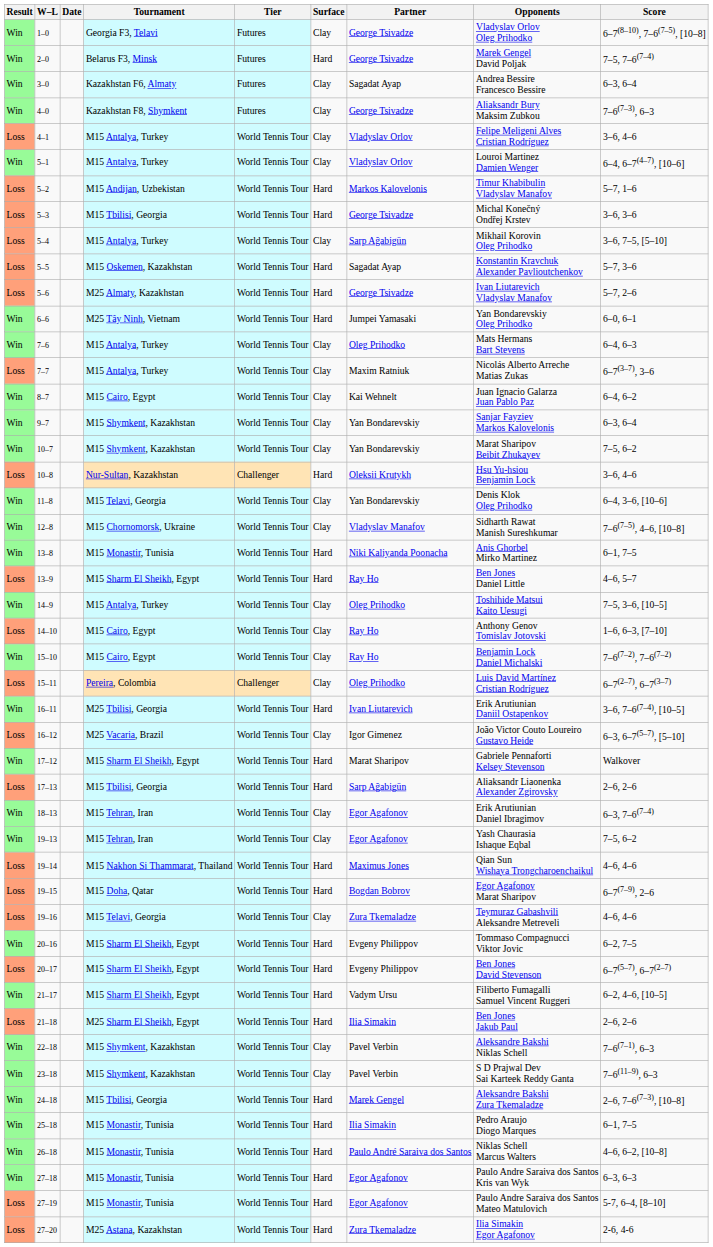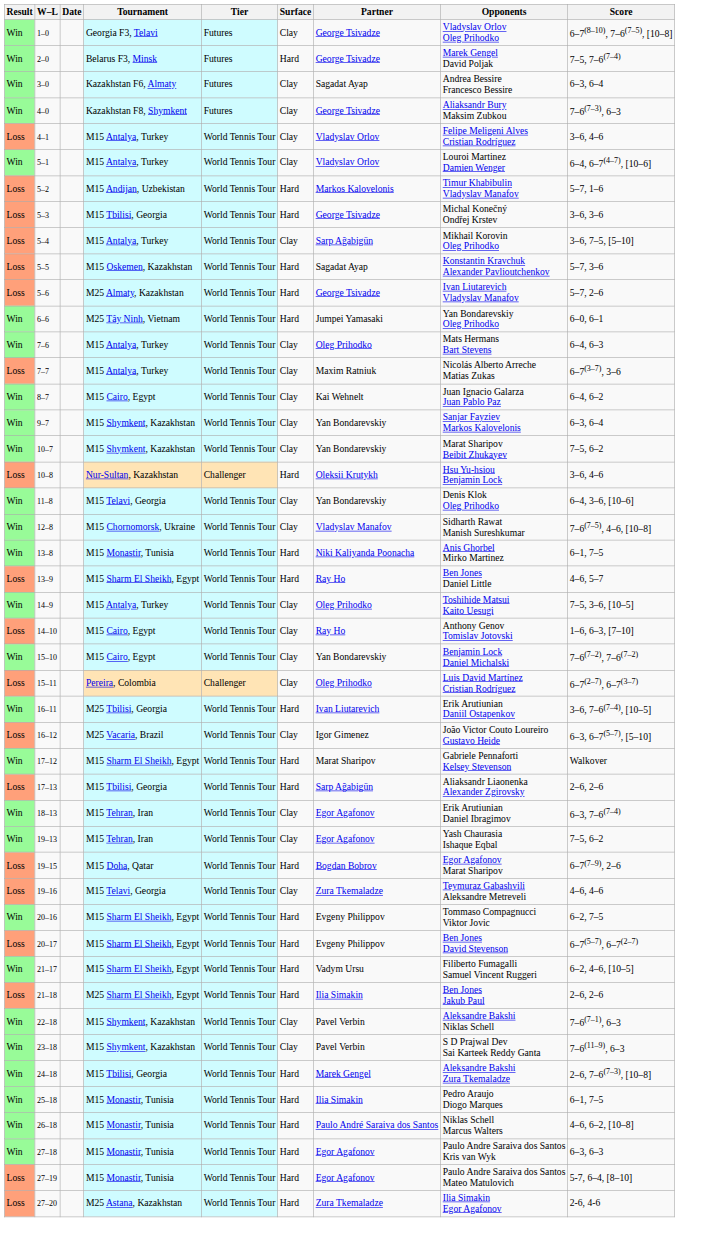(364, 657) Ray Ho -> (351, 657) Yan Bondarevskiy
- row: (47, 866)
